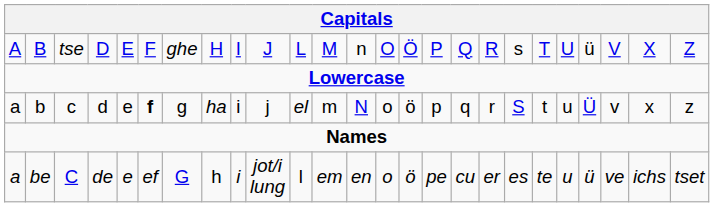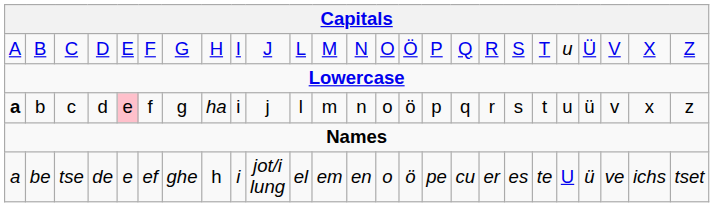(71, 48) tse -> (71, 48) C
(182, 48) ghe -> (182, 48) G
(361, 48) n -> (361, 48) N
(518, 48) s -> (518, 48) S
(568, 48) U -> (568, 48) u
(589, 48) ü -> (589, 48) Ü
(15, 107) normal -> (15, 107) bold
(128, 107) no background -> (128, 107) pink background
(150, 107) bold -> (150, 107) normal
(301, 107) el -> (301, 107) l
(361, 107) N -> (361, 107) n
(518, 107) S -> (518, 107) s
(589, 107) Ü -> (589, 107) ü
(71, 176) C -> (71, 176) tse
(182, 176) G -> (182, 176) ghe
(301, 176) l -> (301, 176) el
(568, 176) u -> (568, 176) U
